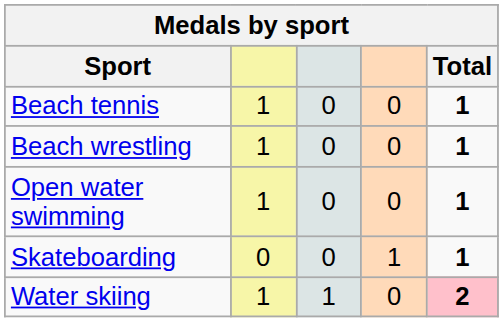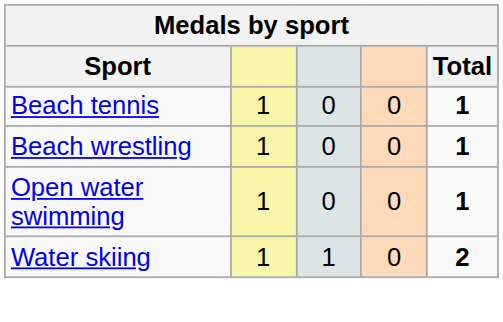- row: (94, 256)
(462, 297) pink background -> (462, 256) no background
